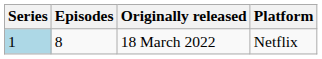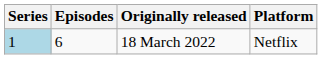(59, 41) 8 -> (59, 41) 6
